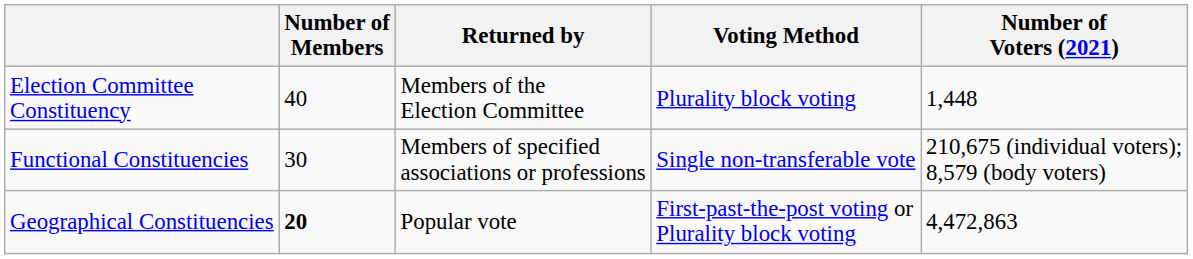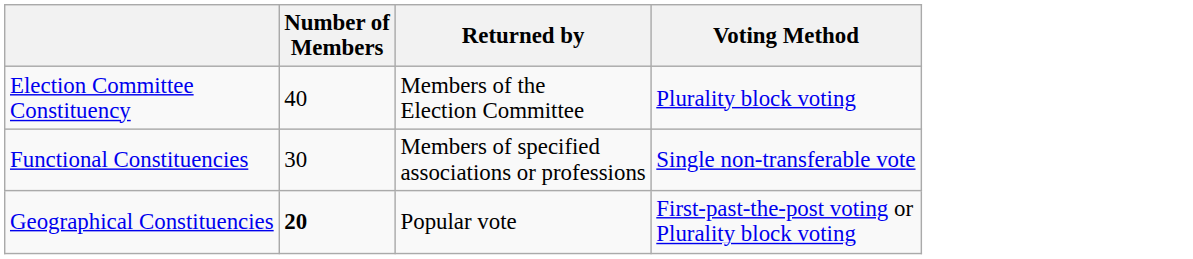- column: (1054, 35)
